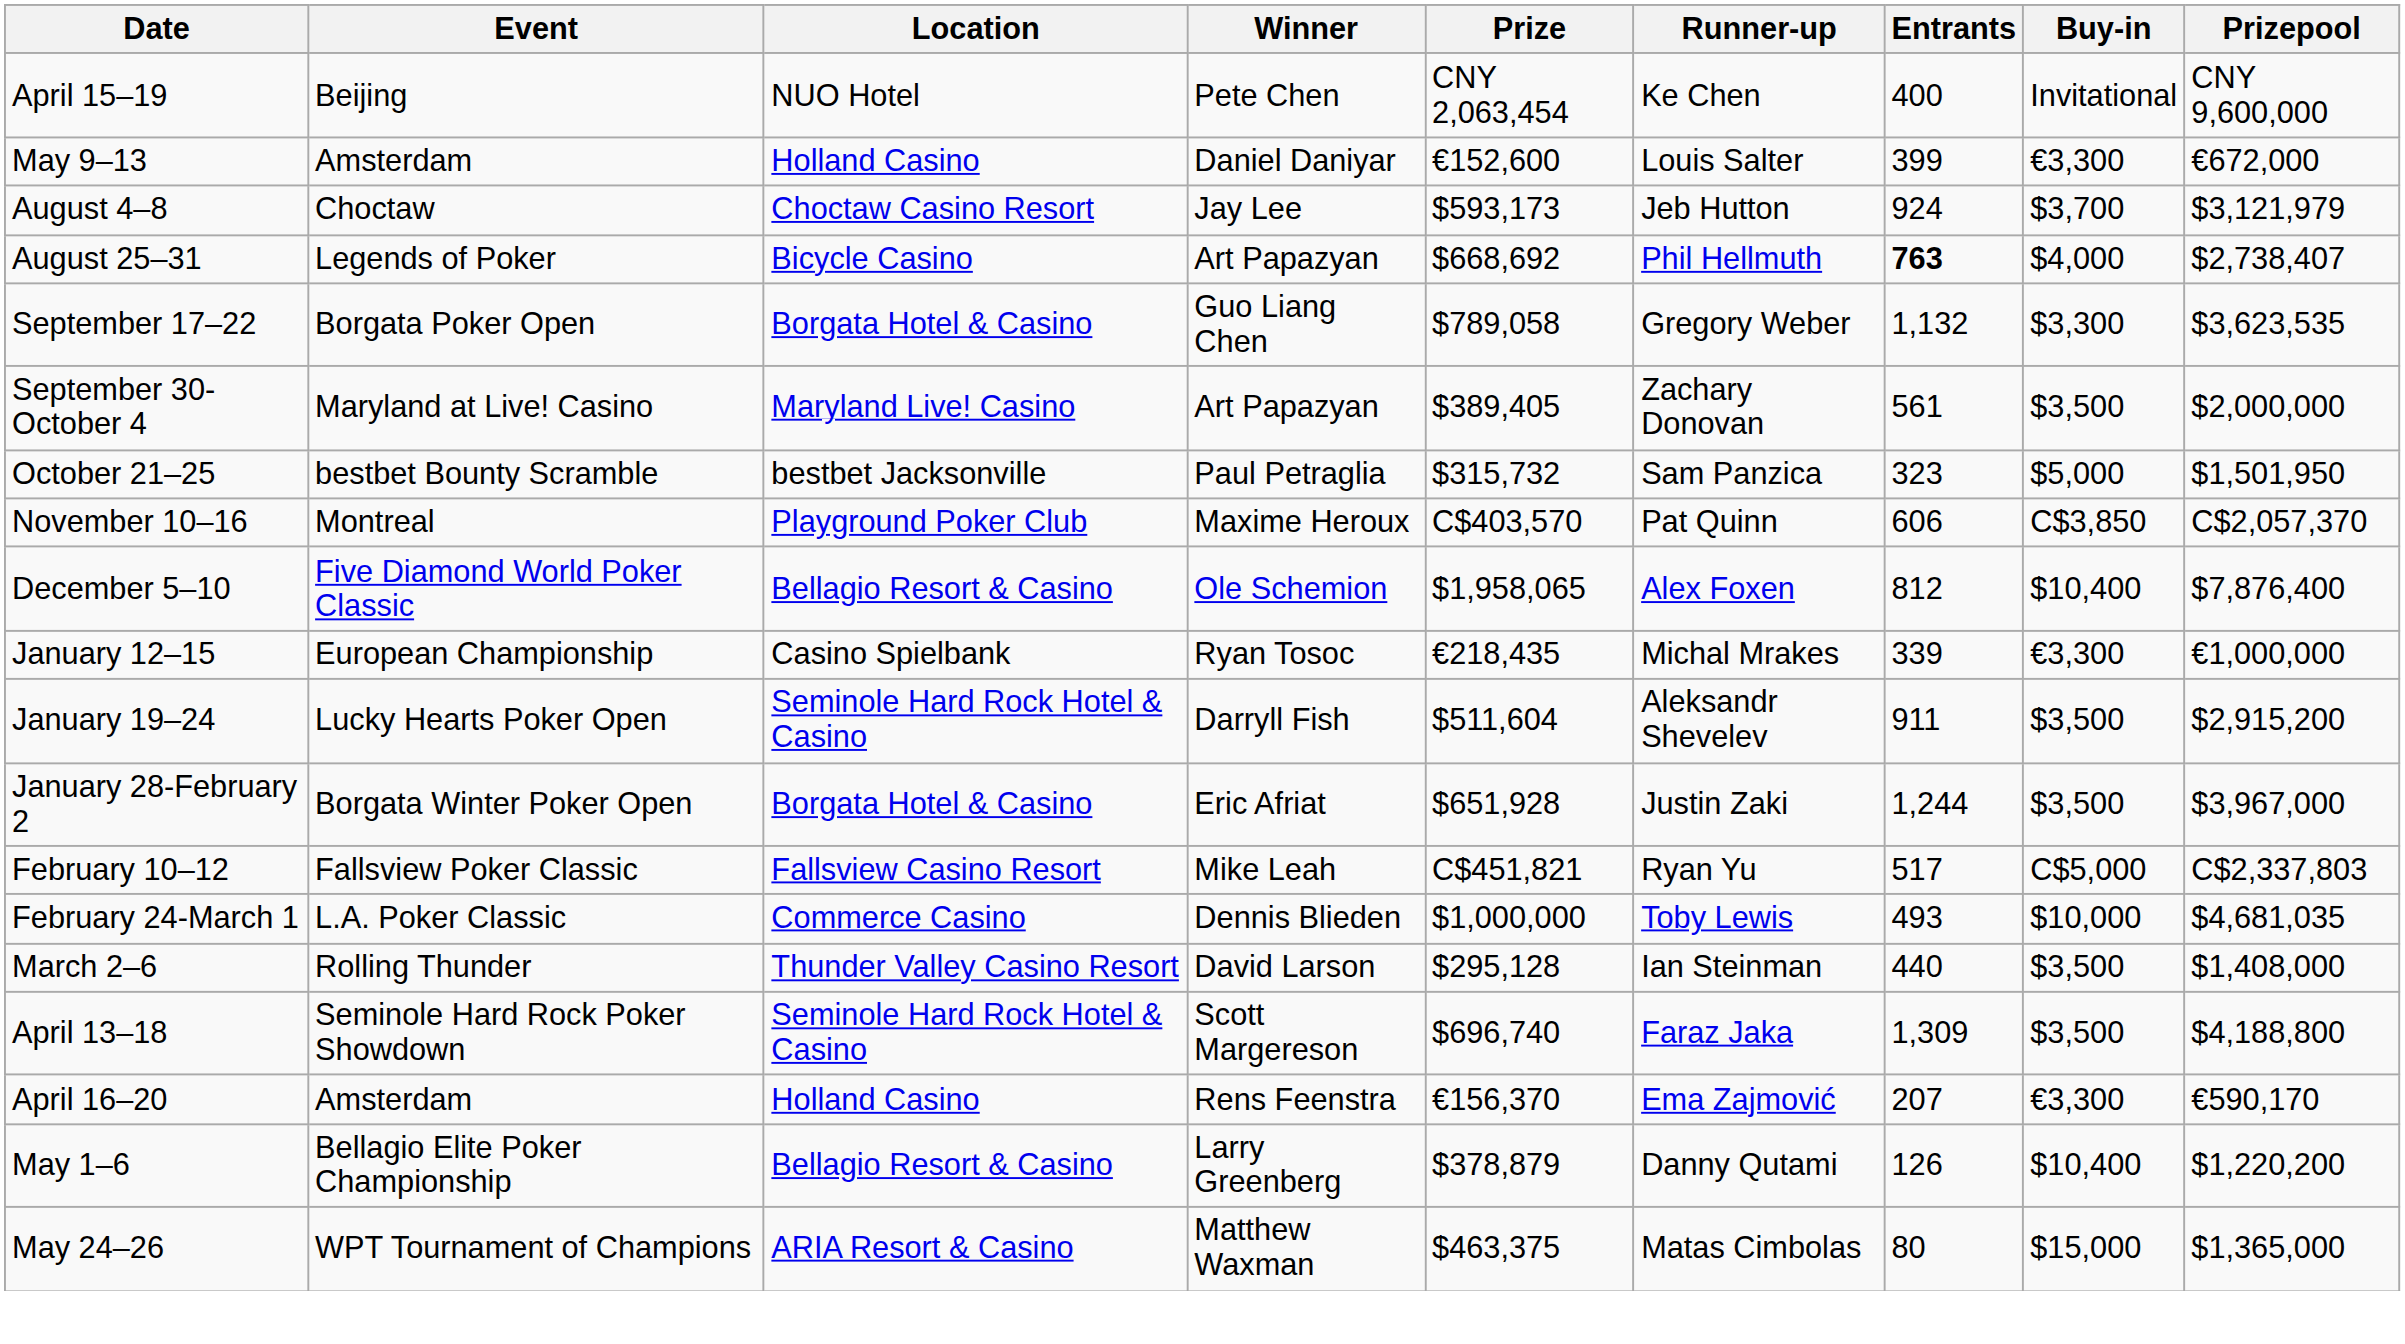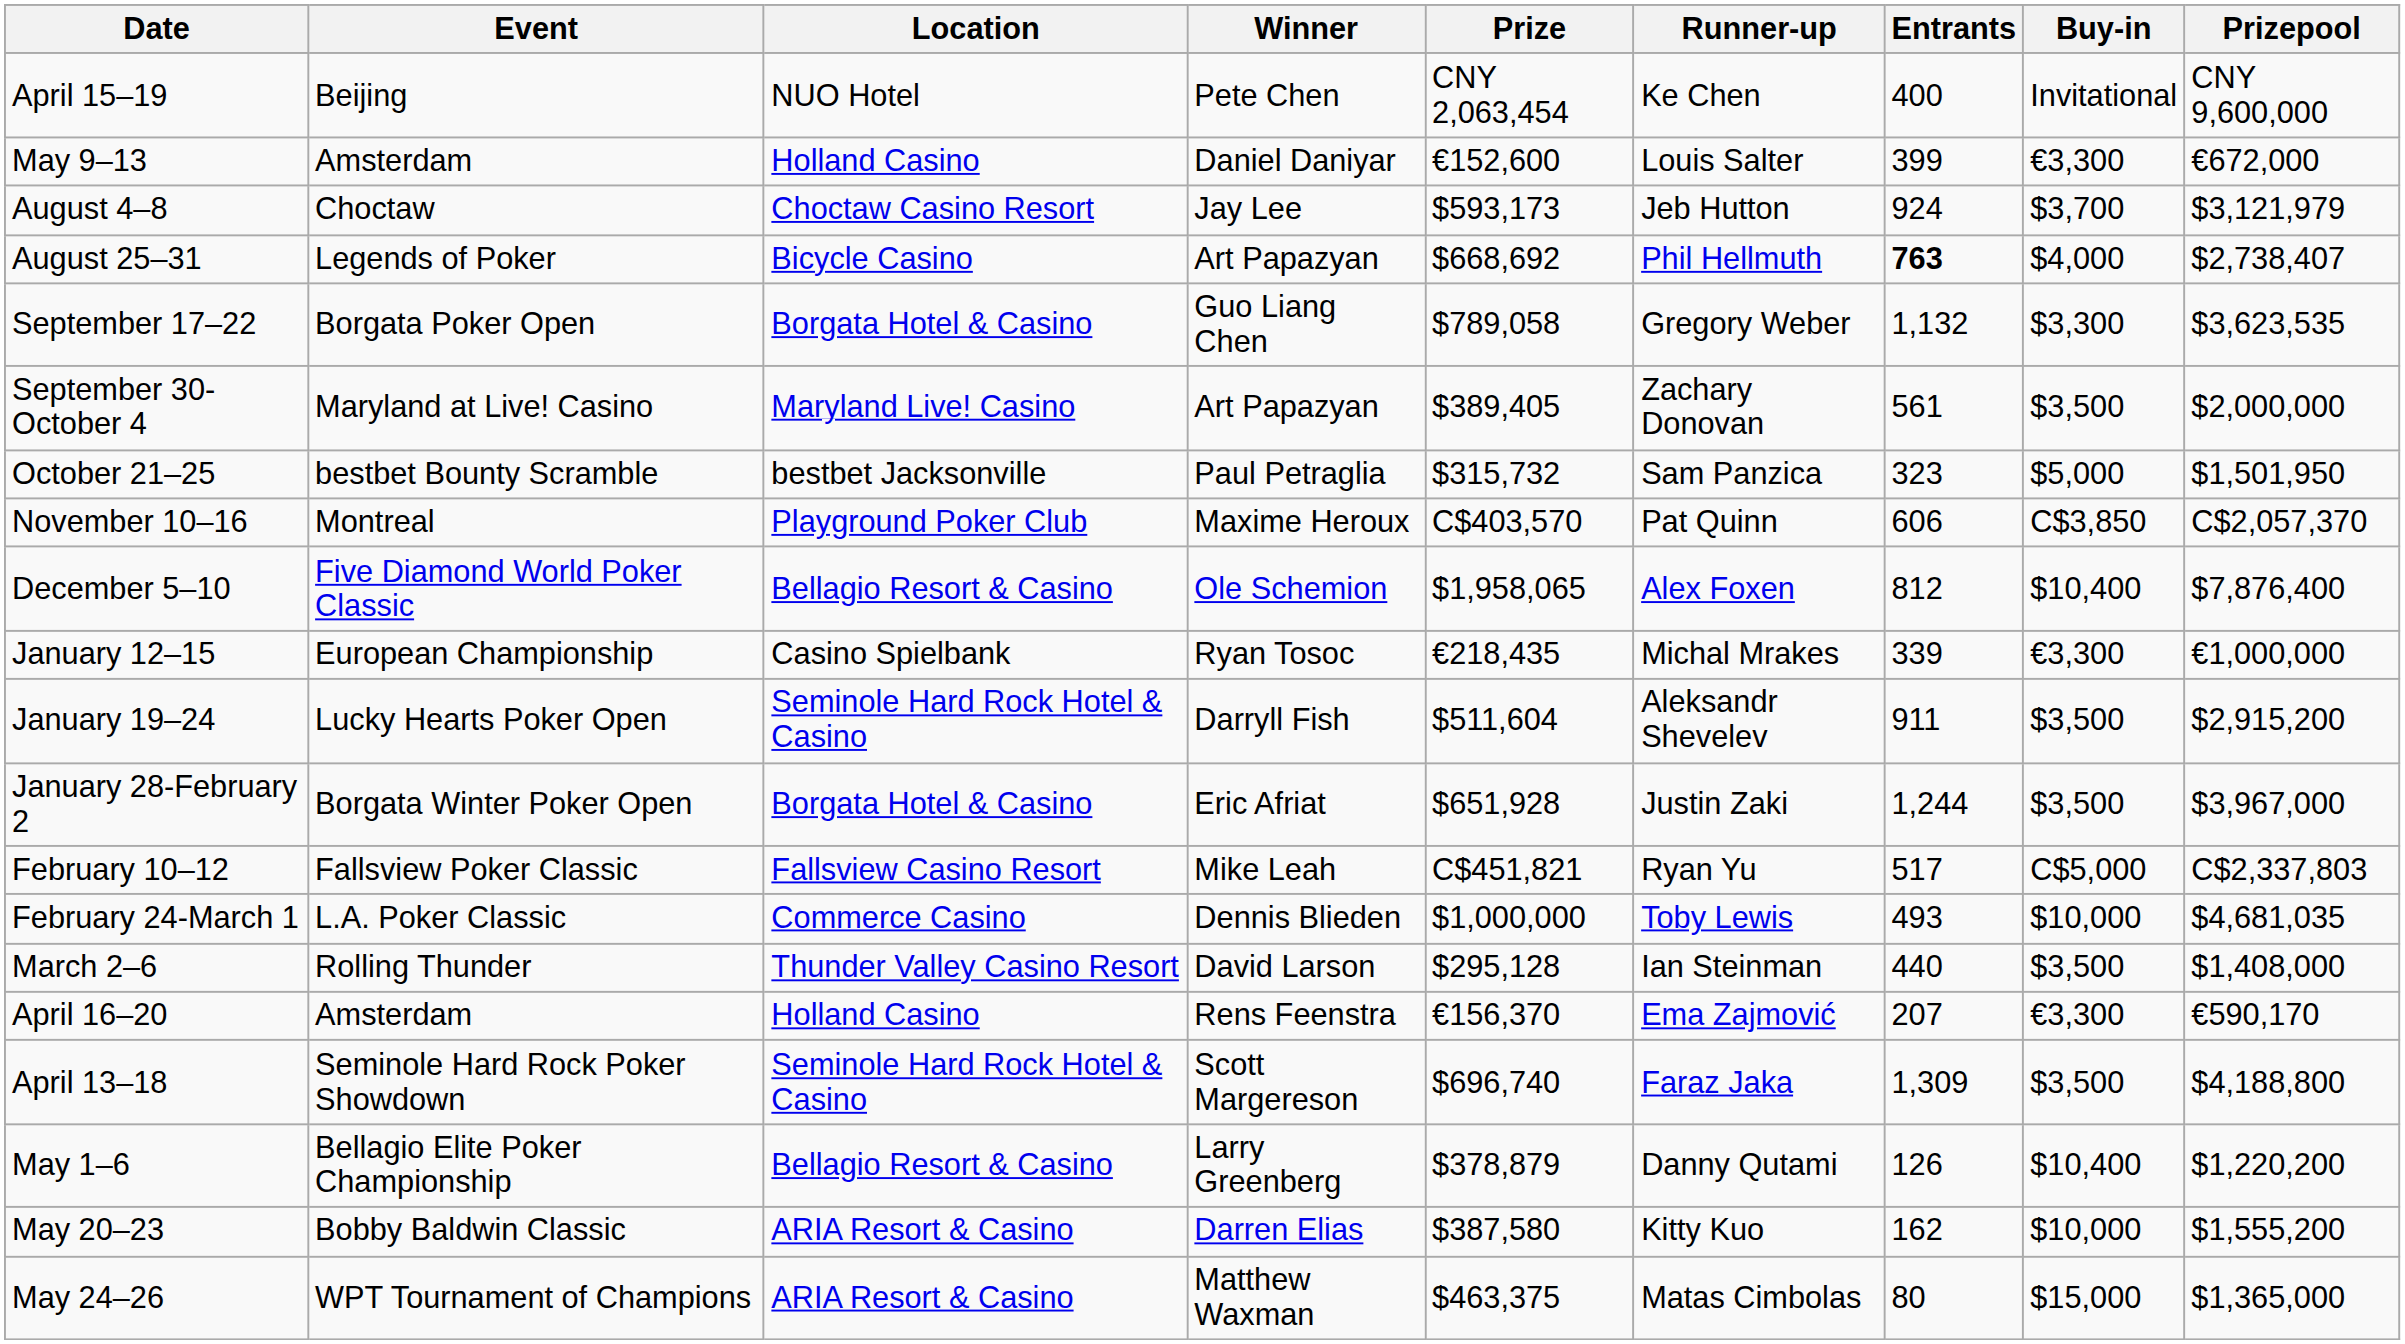rows swapped: (90, 1033) <-> (90, 1099)
+ row: (88, 1231)
